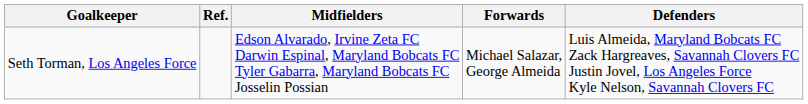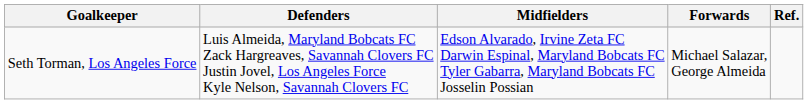columns swapped: (684, 15) <-> (216, 15)
